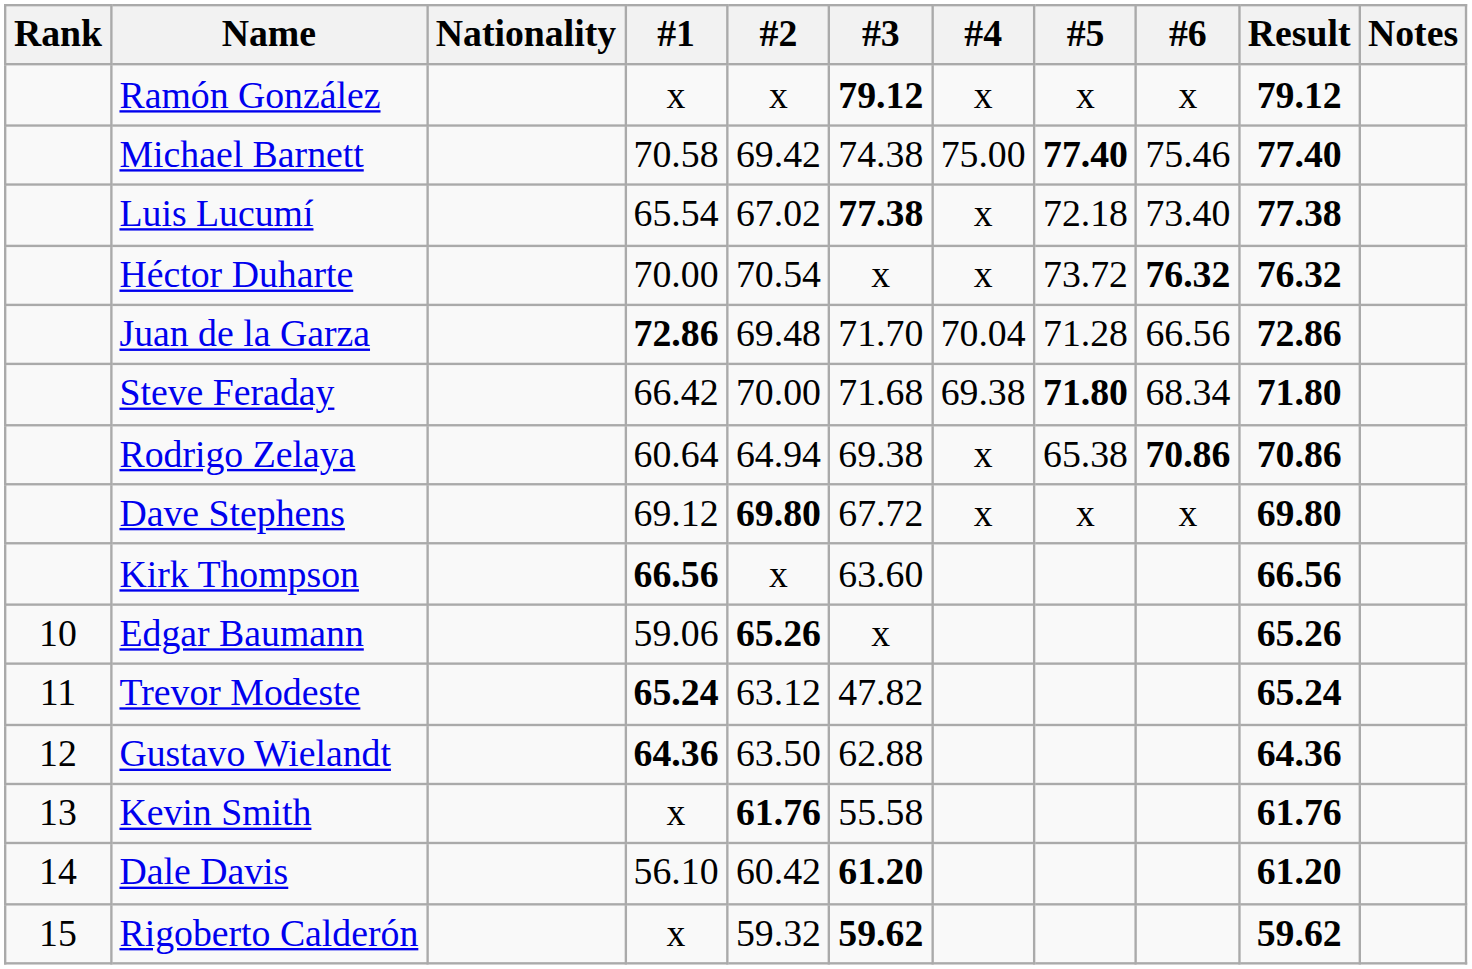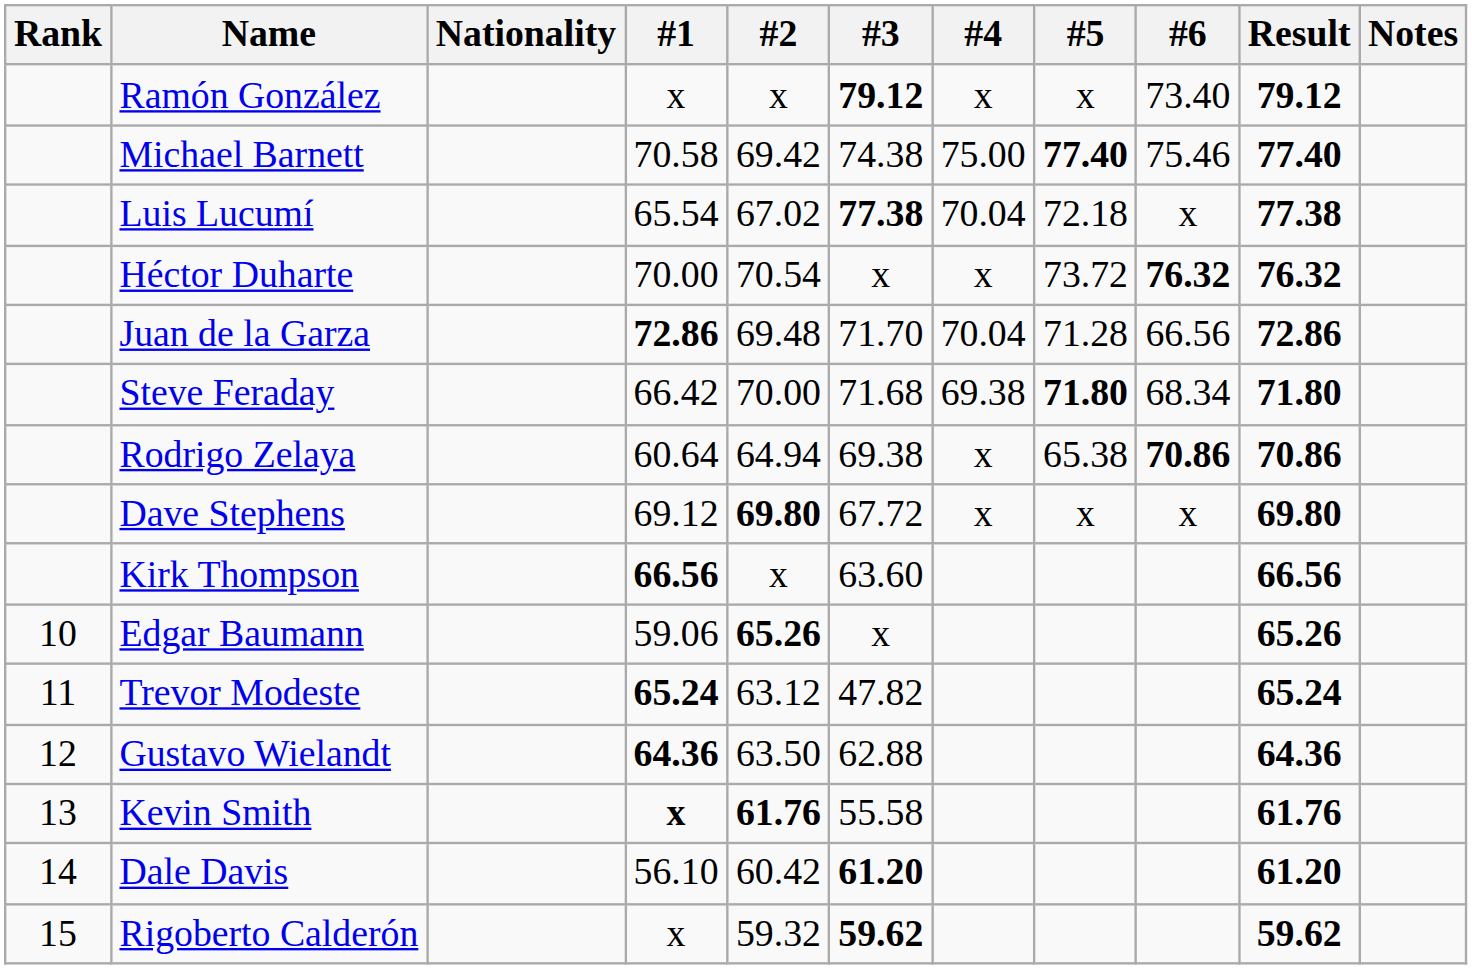(1188, 94) x -> (1188, 94) 73.40
(983, 214) x -> (983, 214) 70.04
(1188, 214) 73.40 -> (1188, 214) x
(676, 812) normal -> (676, 812) bold
